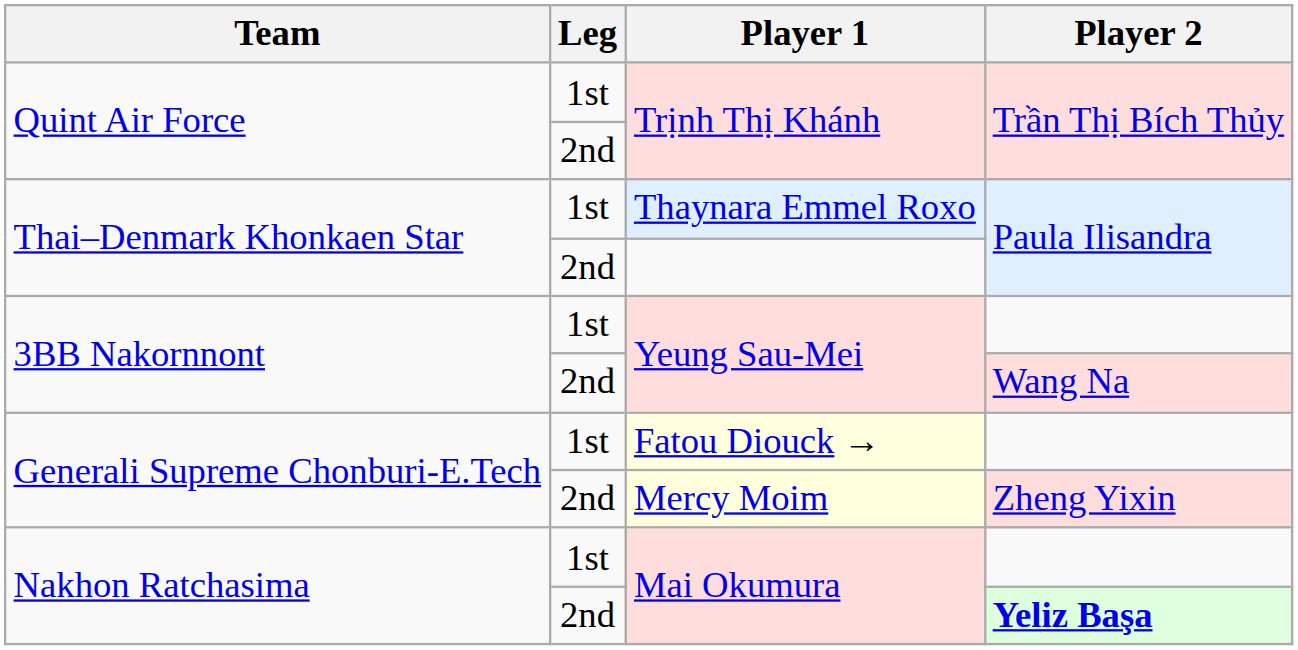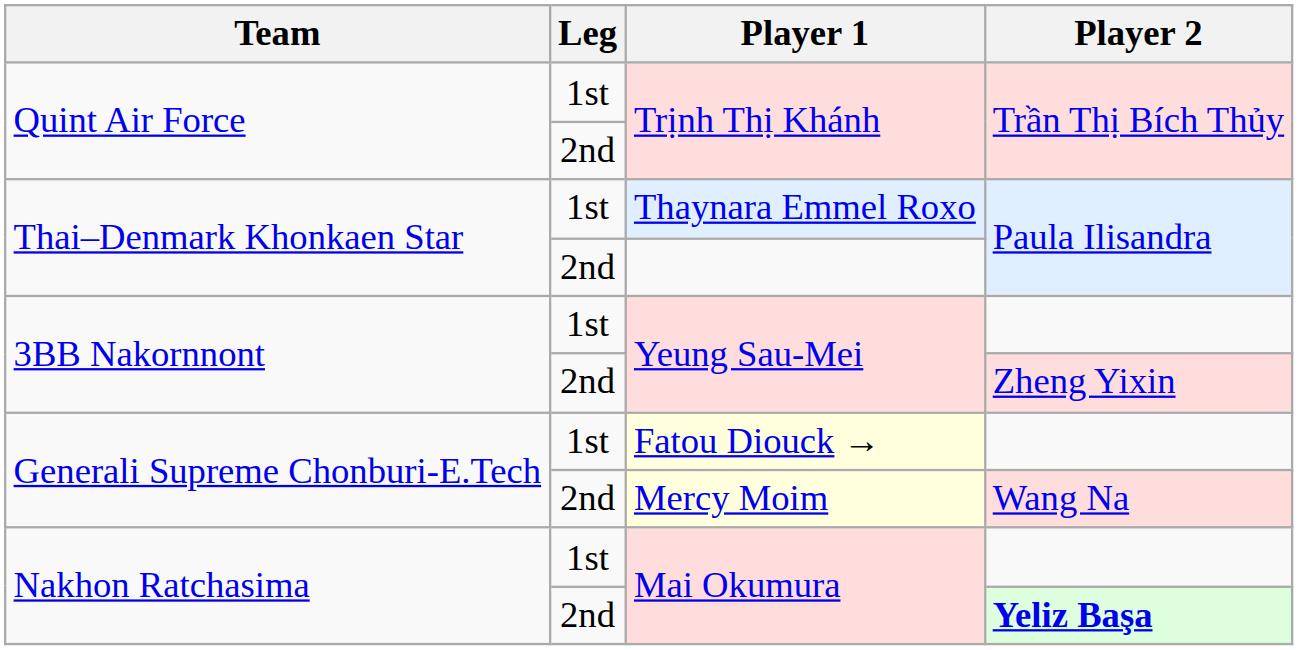(1061, 382) Wang Na -> (1084, 382) Zheng Yixin
(1084, 498) Zheng Yixin -> (1061, 498) Wang Na
